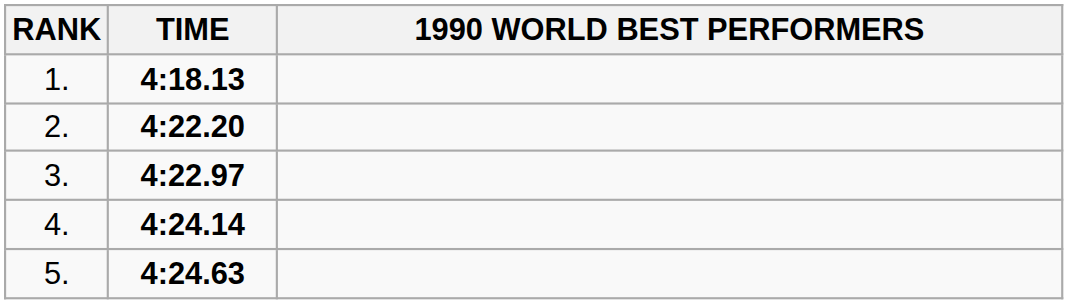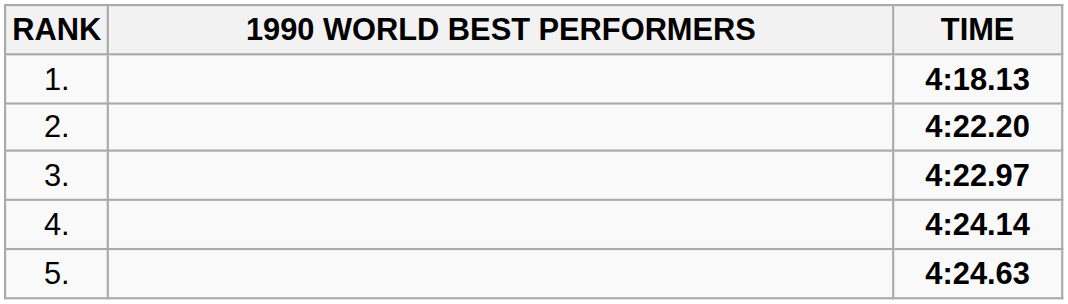columns swapped: (669, 30) <-> (193, 30)
